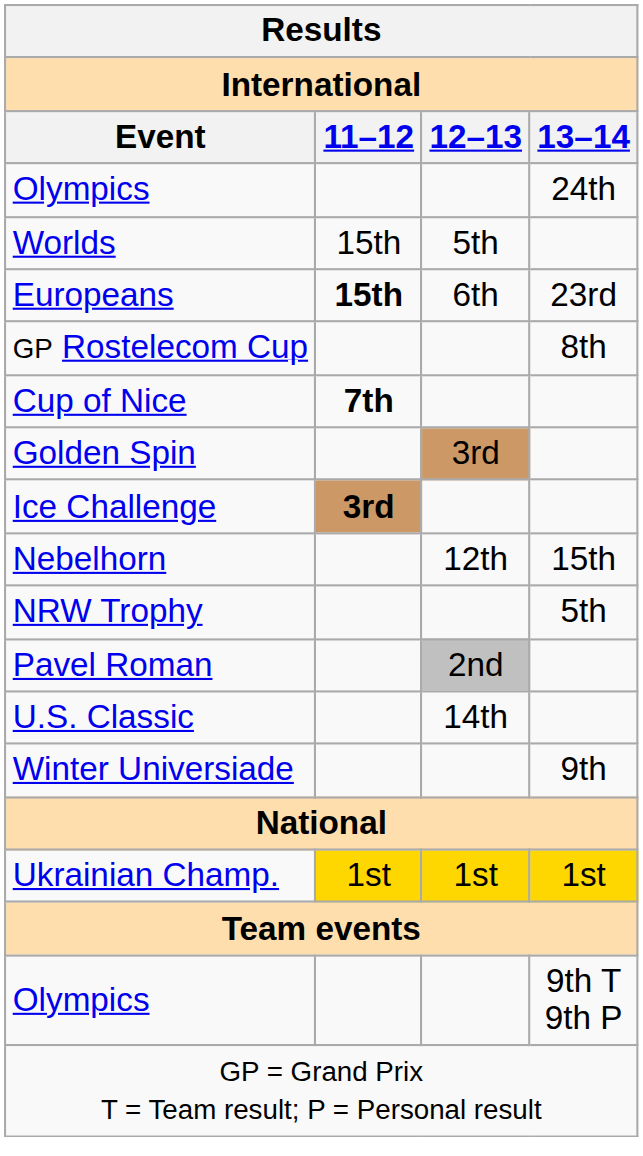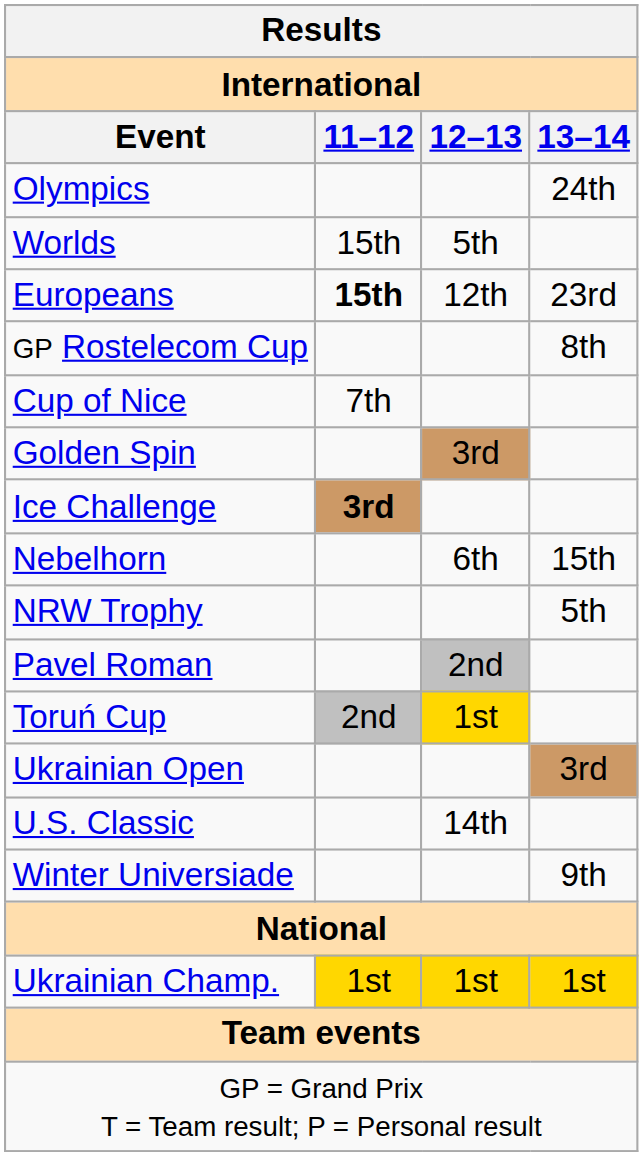(476, 294) 6th -> (476, 294) 12th
(369, 400) bold -> (369, 400) normal
(476, 558) 12th -> (476, 558) 6th
+ row: (89, 717)
+ row: (128, 769)
- row: (81, 999)
